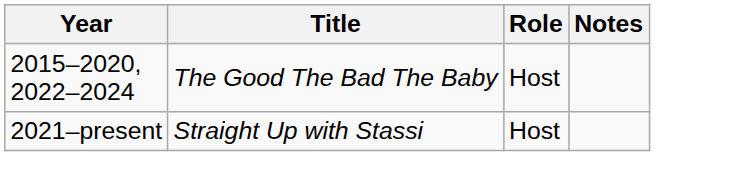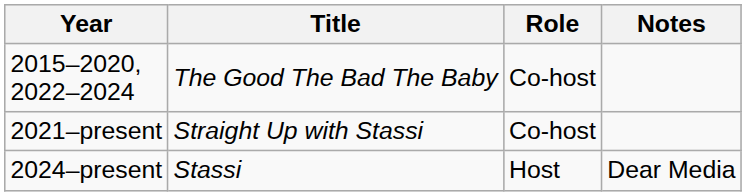(535, 77) Host -> (552, 77) Co-host
(535, 130) Host -> (552, 130) Co-host
+ row: (86, 170)
